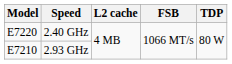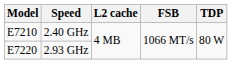(22, 31) E7220 -> (22, 31) E7210
(22, 50) E7210 -> (22, 50) E7220
